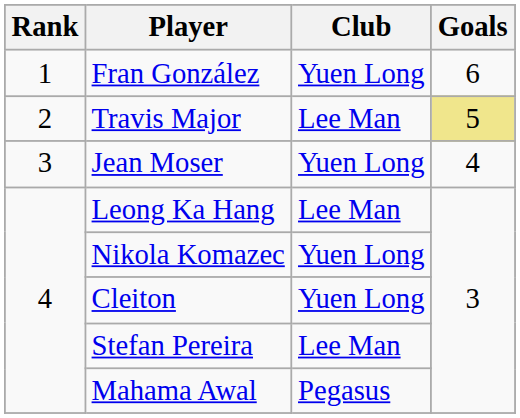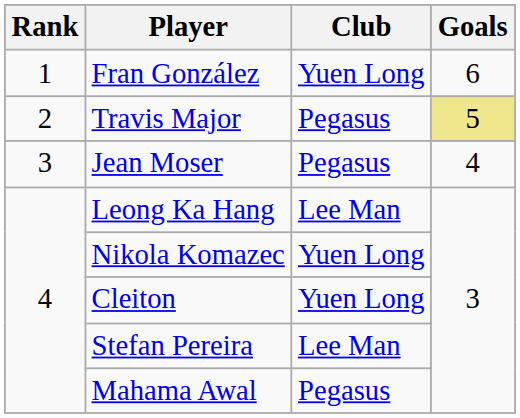(349, 118) Lee Man -> (344, 118) Pegasus
(361, 163) Yuen Long -> (344, 163) Pegasus
